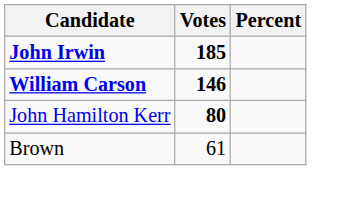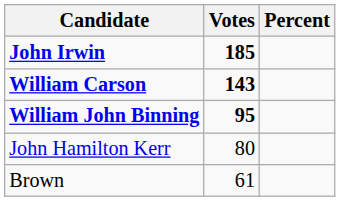(211, 84) 146 -> (240, 84) 143
+ row: (104, 116)
(216, 116) bold -> (245, 148) normal
